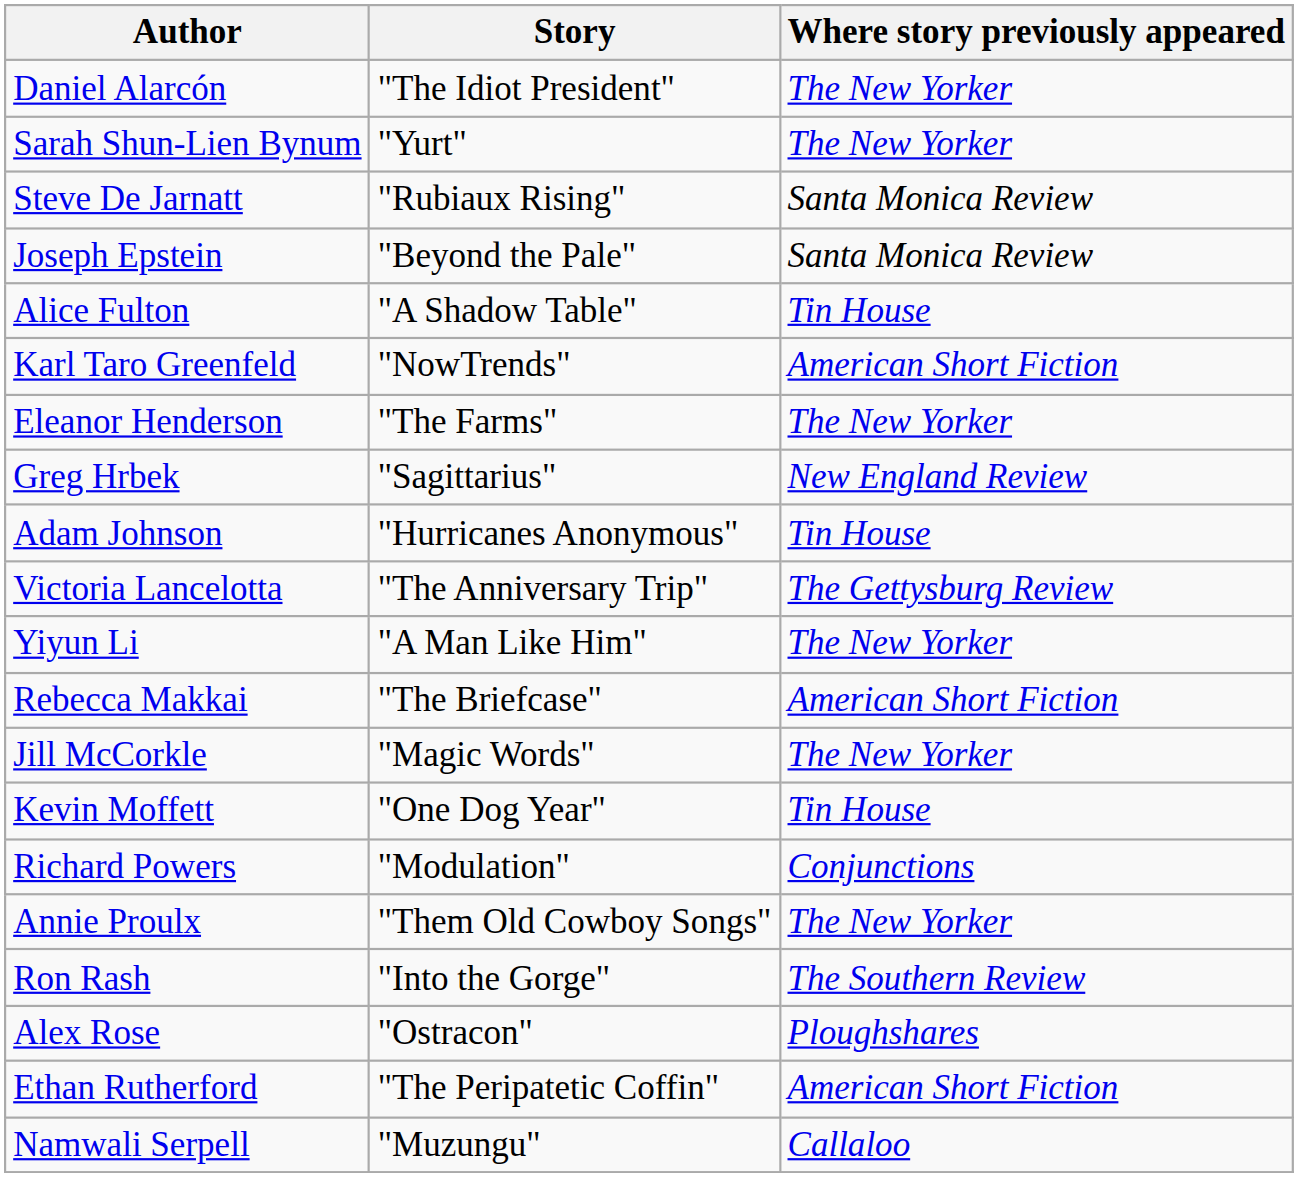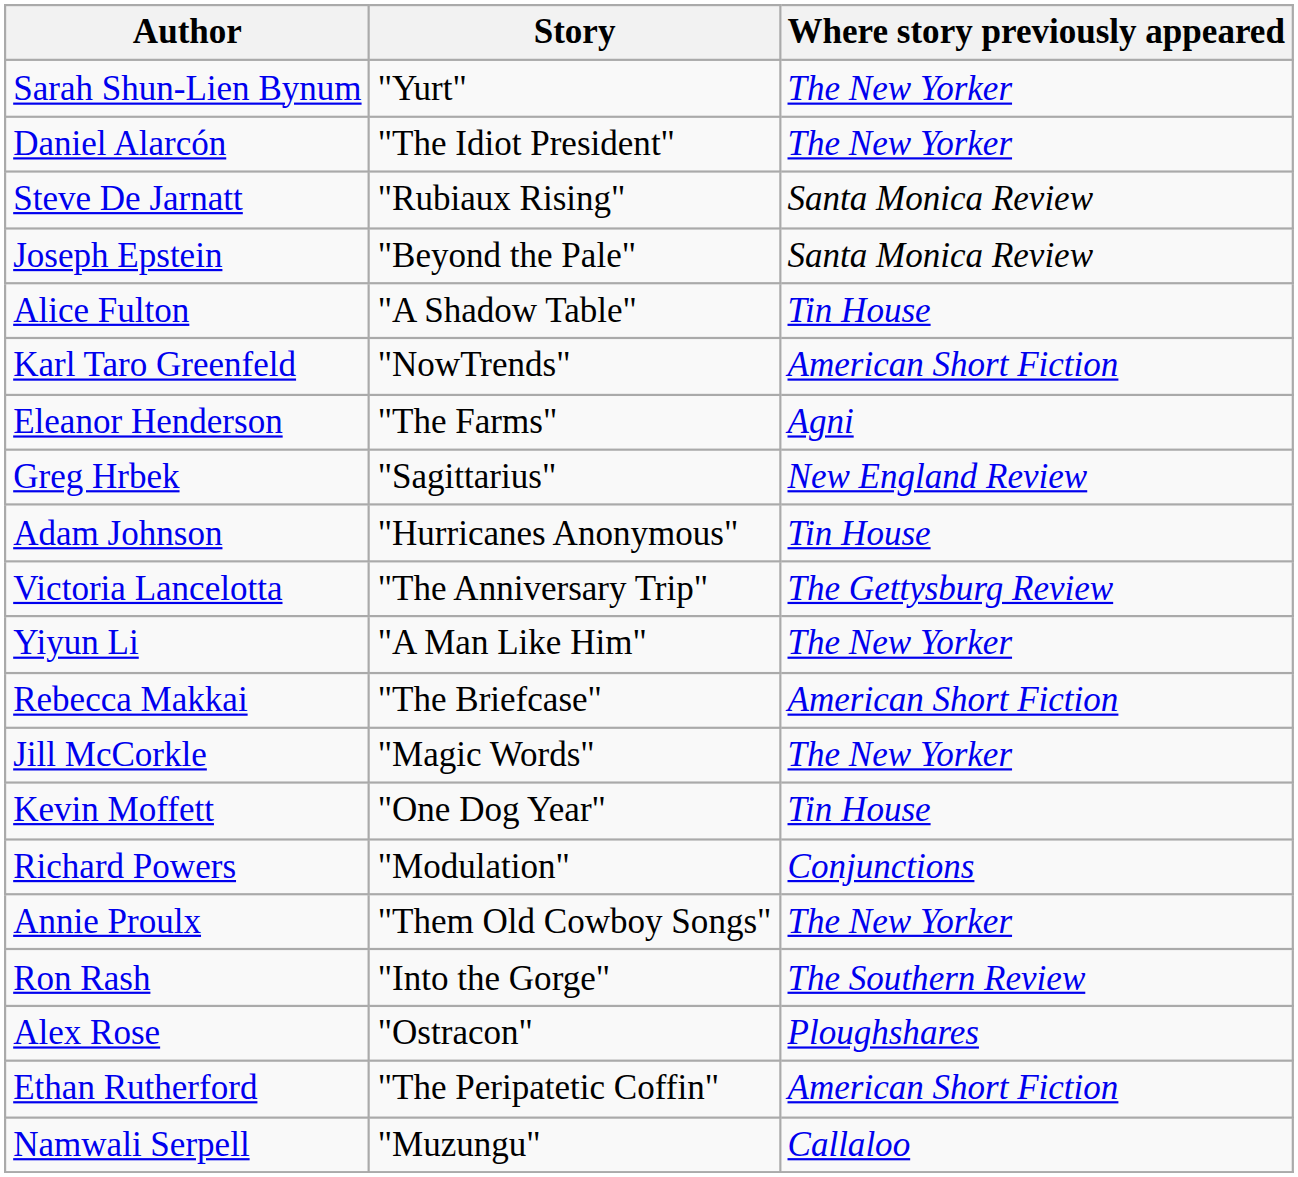rows swapped: (120, 87) <-> (187, 143)
(900, 421) The New Yorker -> (821, 421) Agni
